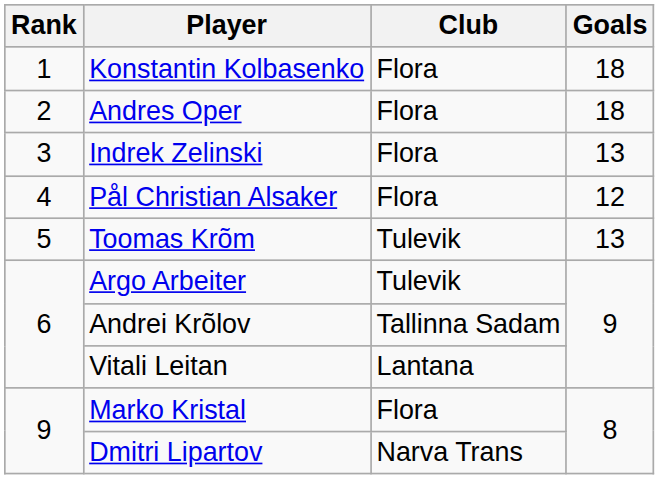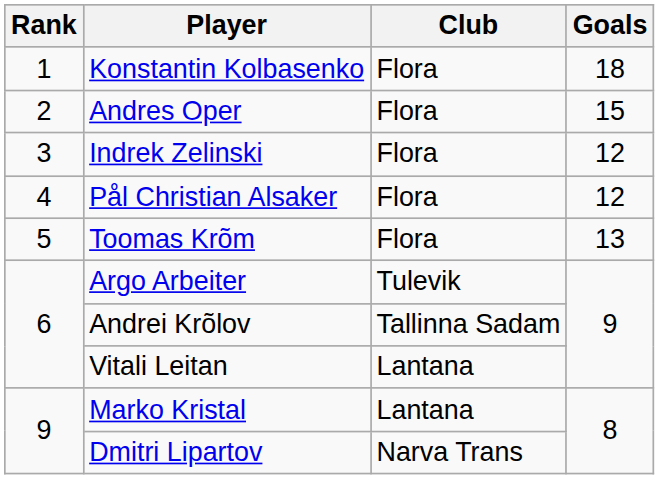(610, 111) 18 -> (610, 111) 15
(610, 153) 13 -> (610, 153) 12
(419, 238) Tulevik -> (407, 238) Flora
(407, 409) Flora -> (425, 409) Lantana
